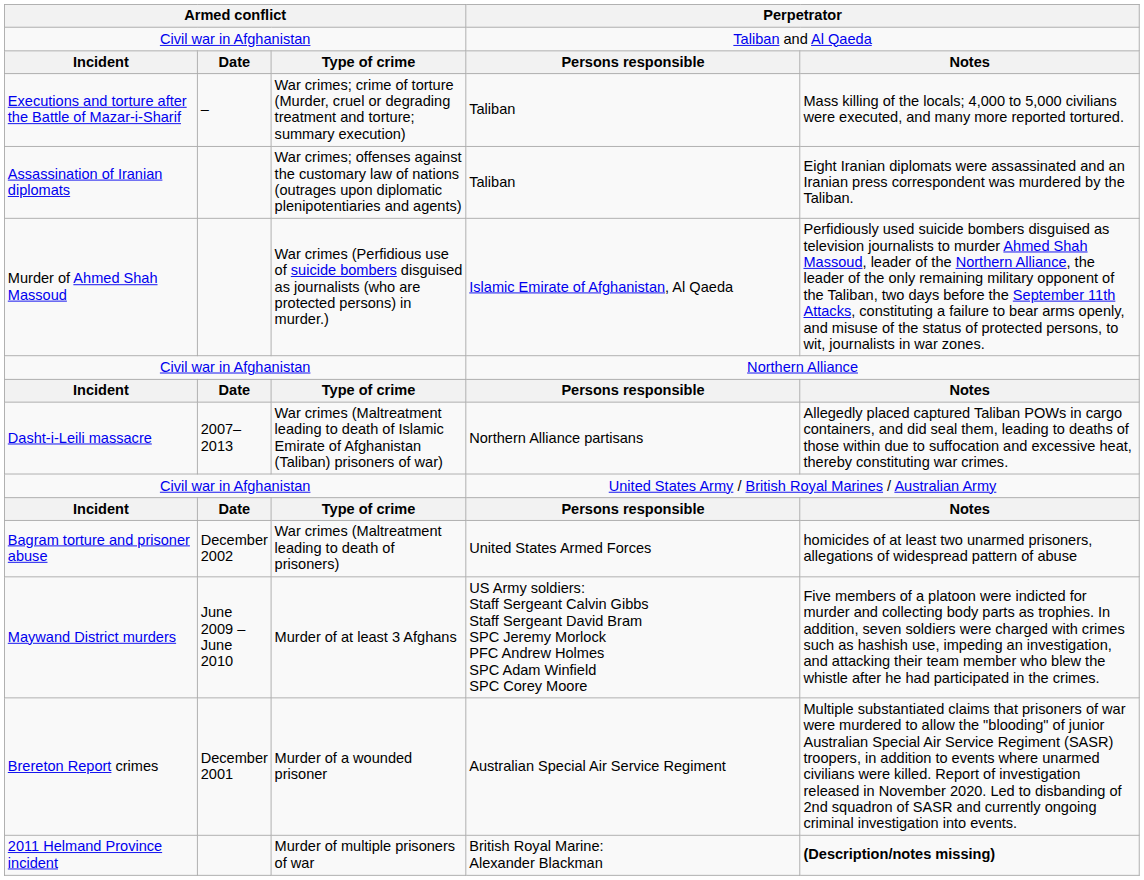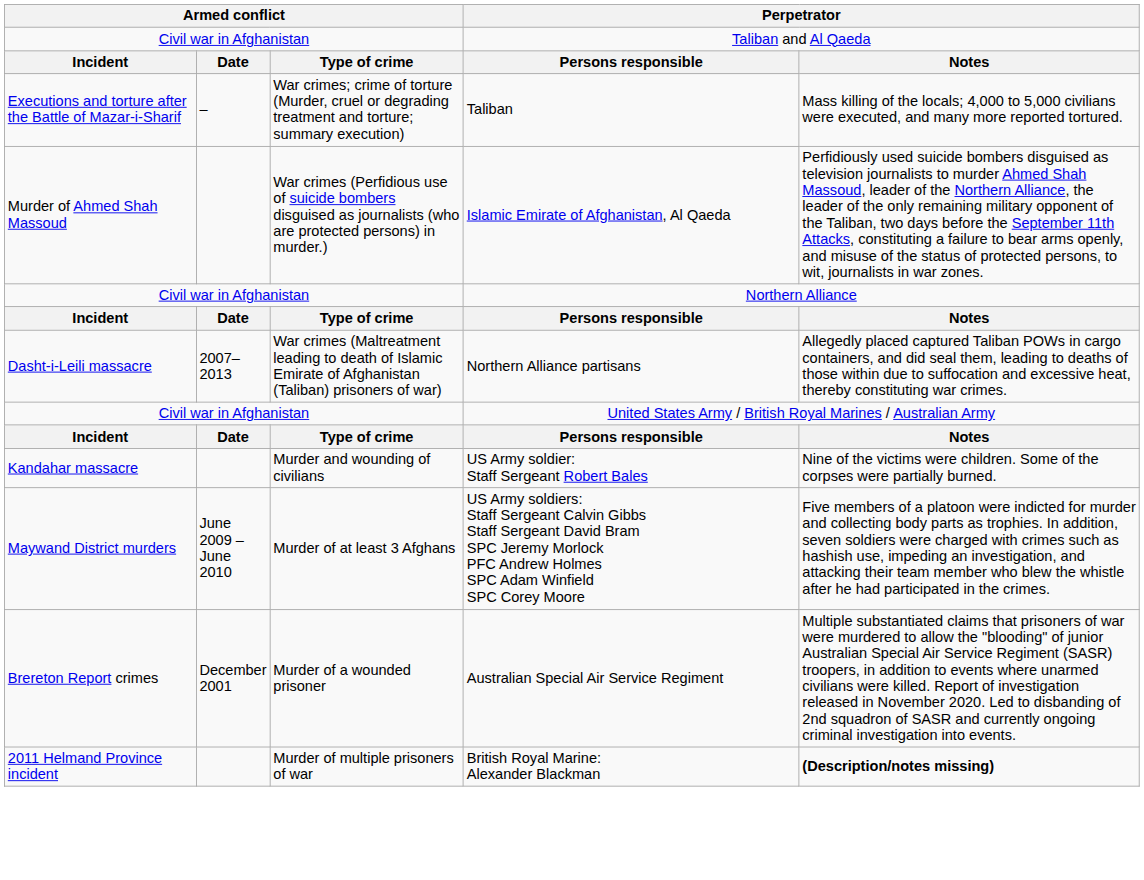- row: (85, 182)
- row: (99, 548)
+ row: (73, 468)
